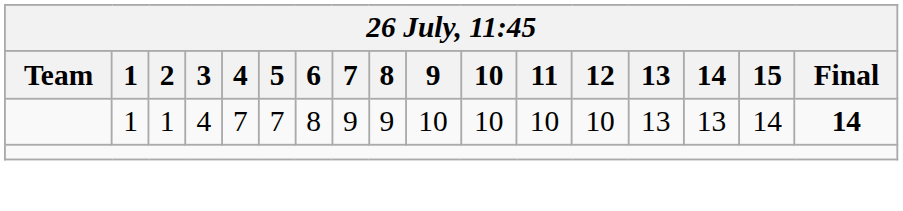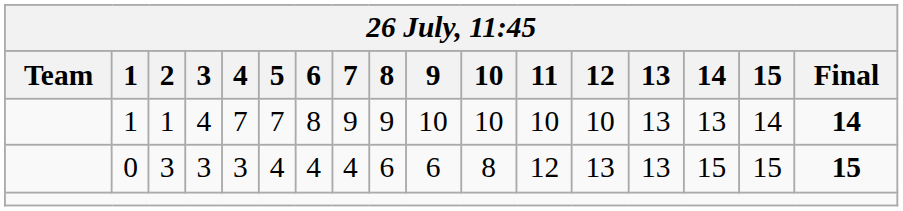+ row: (130, 167)
